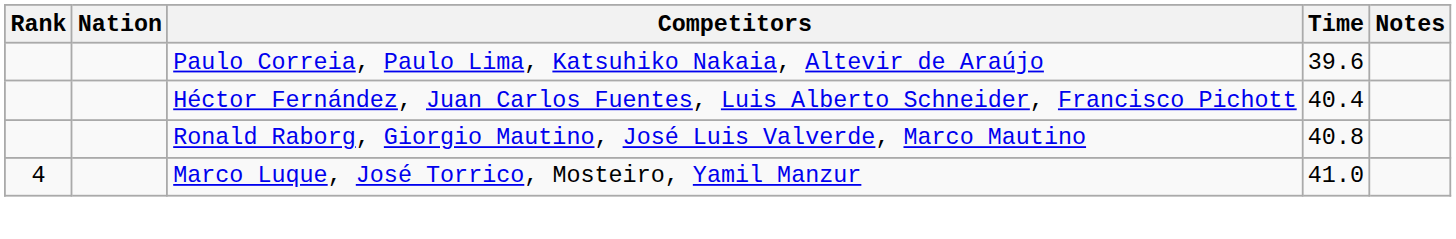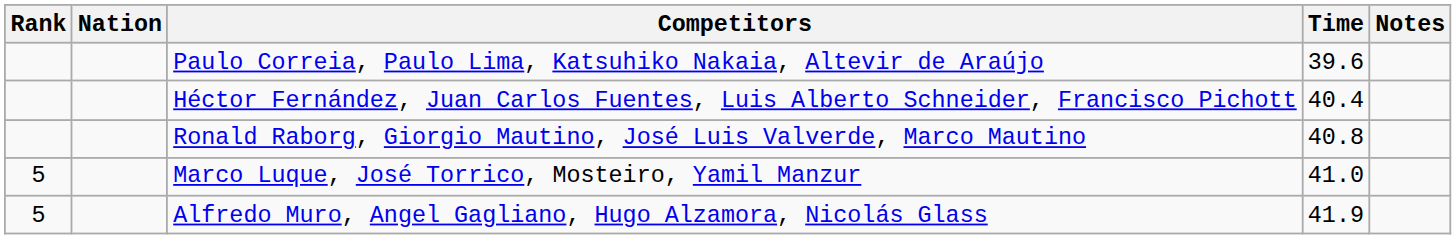(39, 177) 4 -> (39, 177) 5
+ row: (580, 215)
